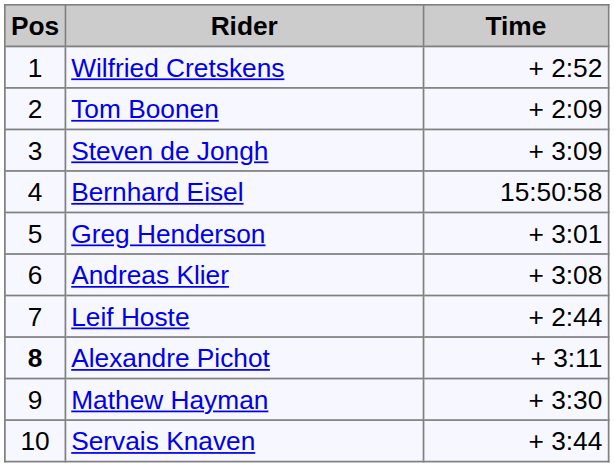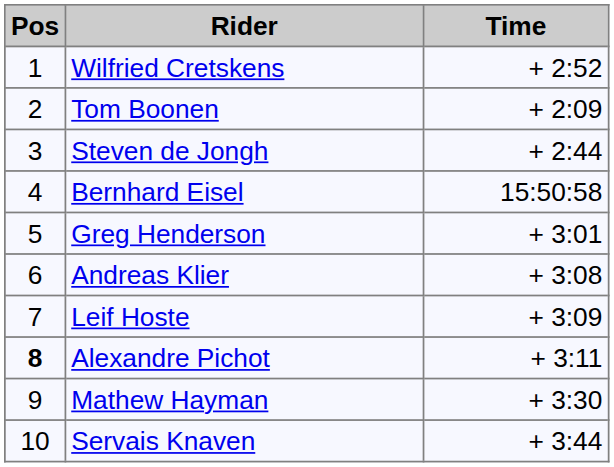(565, 150) + 3:09 -> (565, 150) + 2:44
(565, 316) + 2:44 -> (565, 316) + 3:09
